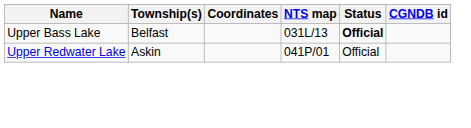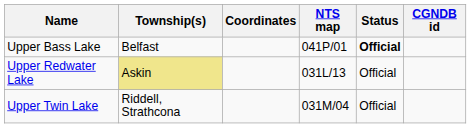(306, 33) 031L/13 -> (324, 47) 041P/01
(146, 52) no background -> (136, 73) khaki background
(307, 52) 041P/01 -> (324, 73) 031L/13
+ row: (53, 106)
